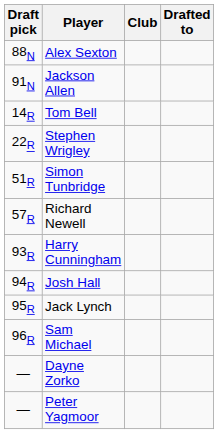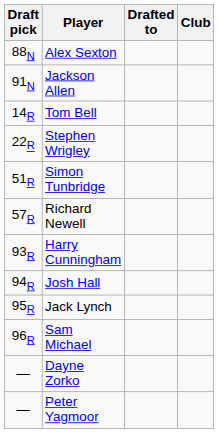columns swapped: (142, 22) <-> (187, 22)
